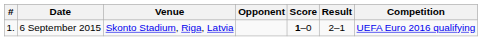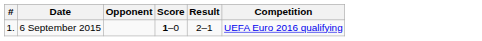- column: (170, 12)
